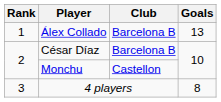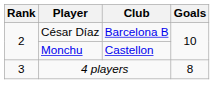- row: (74, 32)
